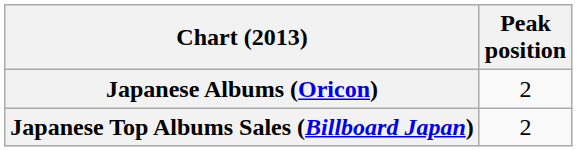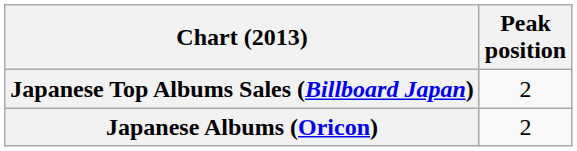rows swapped: (242, 88) <-> (242, 126)
